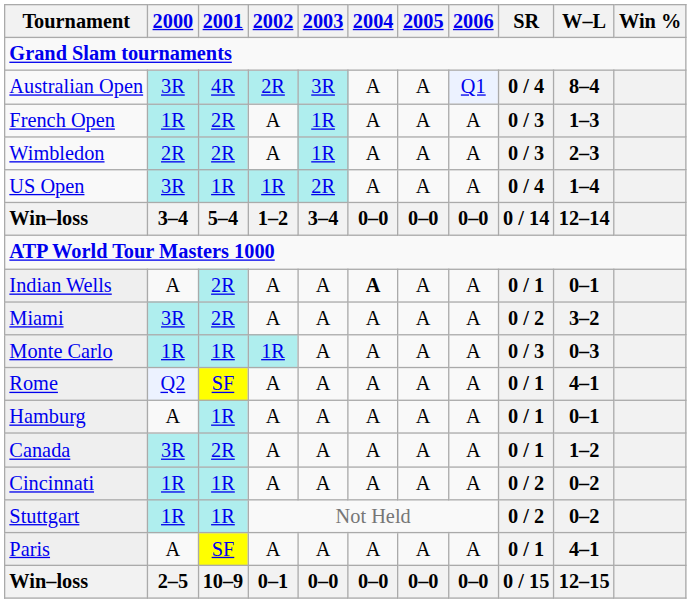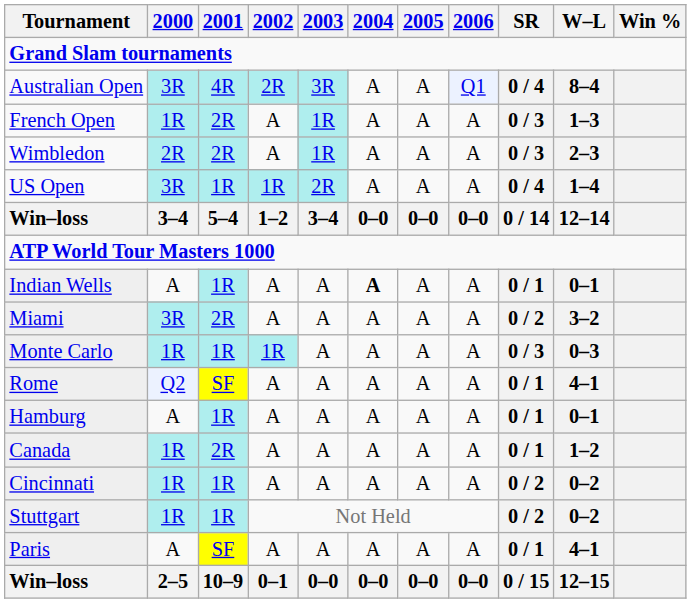(223, 284) 2R -> (223, 284) 1R
(173, 449) 3R -> (173, 449) 1R
